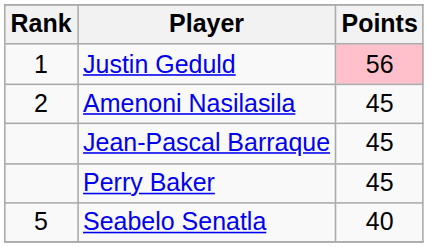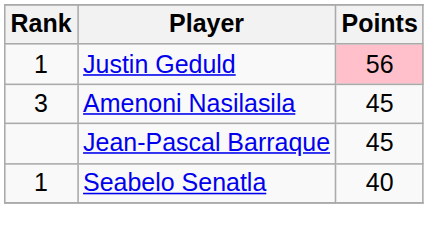(41, 103) 2 -> (41, 103) 3
- row: (149, 182)
(41, 222) 5 -> (41, 182) 1
